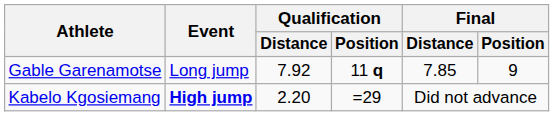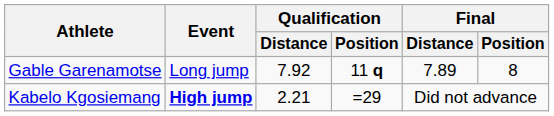(440, 71) 7.85 -> (440, 71) 7.89
(513, 71) 9 -> (513, 71) 8
(294, 97) 2.20 -> (294, 97) 2.21
